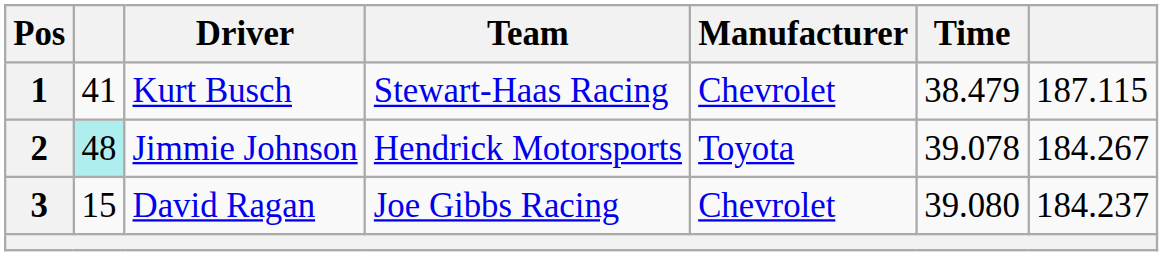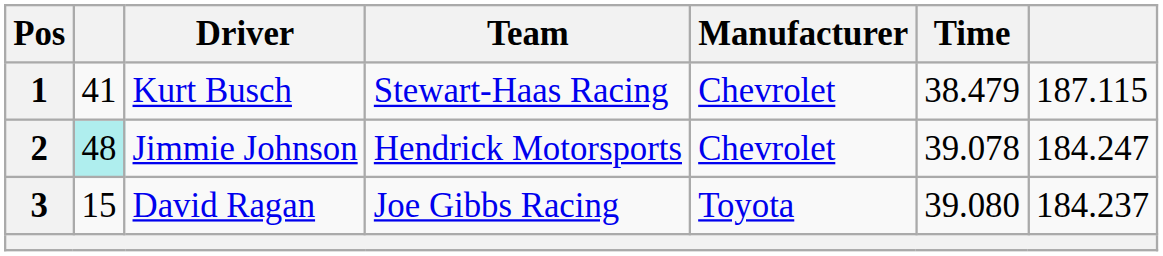(746, 148) Toyota -> (767, 148) Chevrolet
(1093, 148) 184.267 -> (1093, 148) 184.247
(767, 205) Chevrolet -> (746, 205) Toyota
